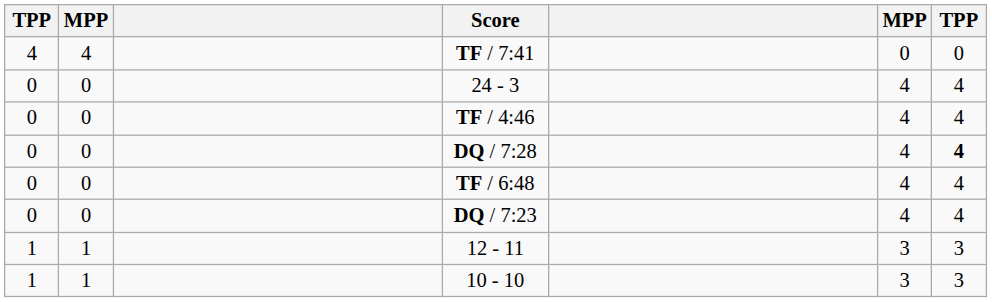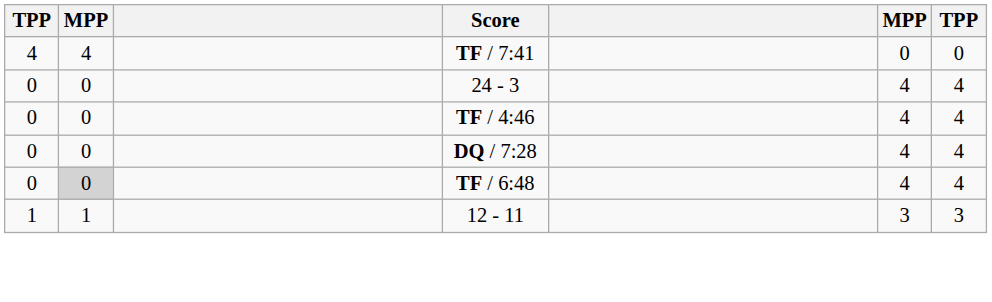(959, 150) bold -> (959, 150) normal
(86, 183) no background -> (86, 183) lightgrey background
- row: (495, 215)
- row: (495, 280)
